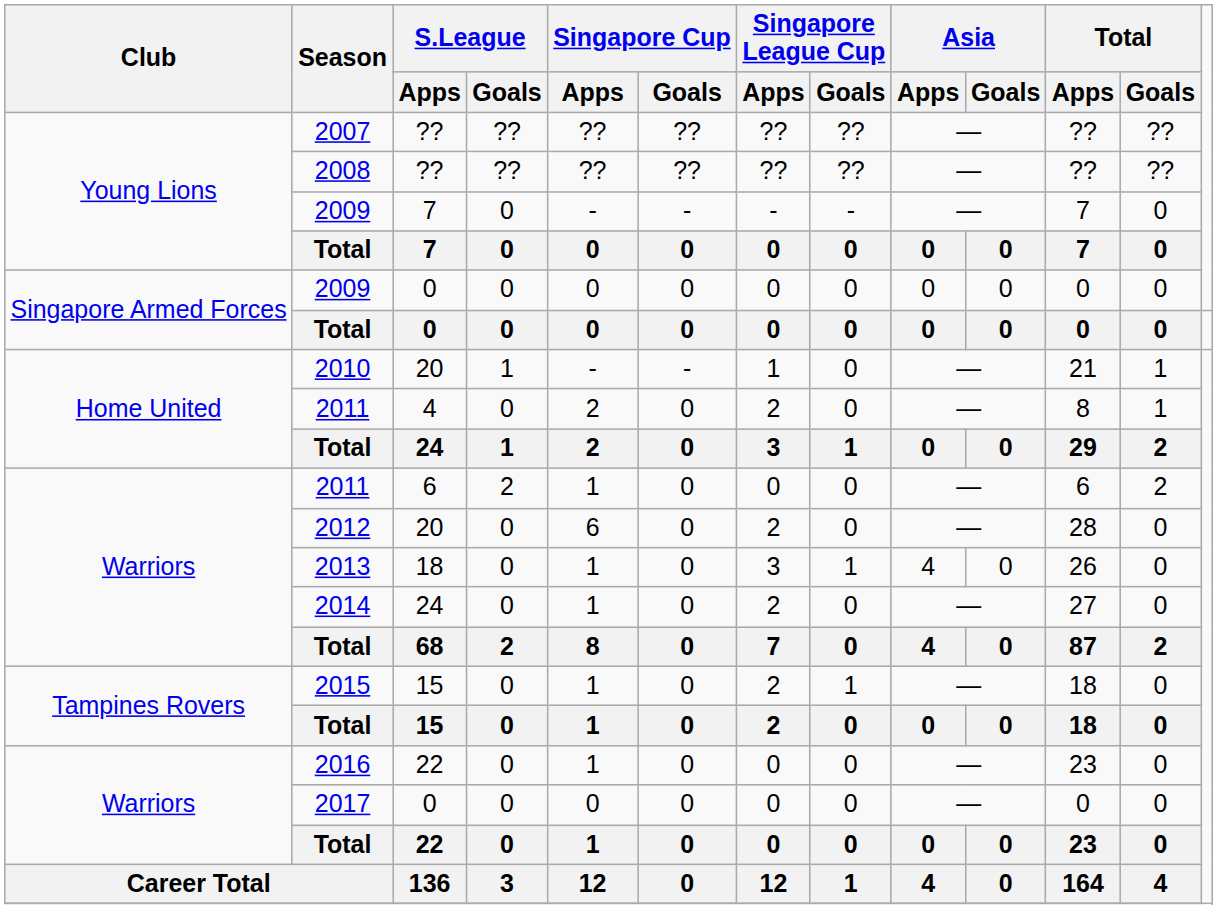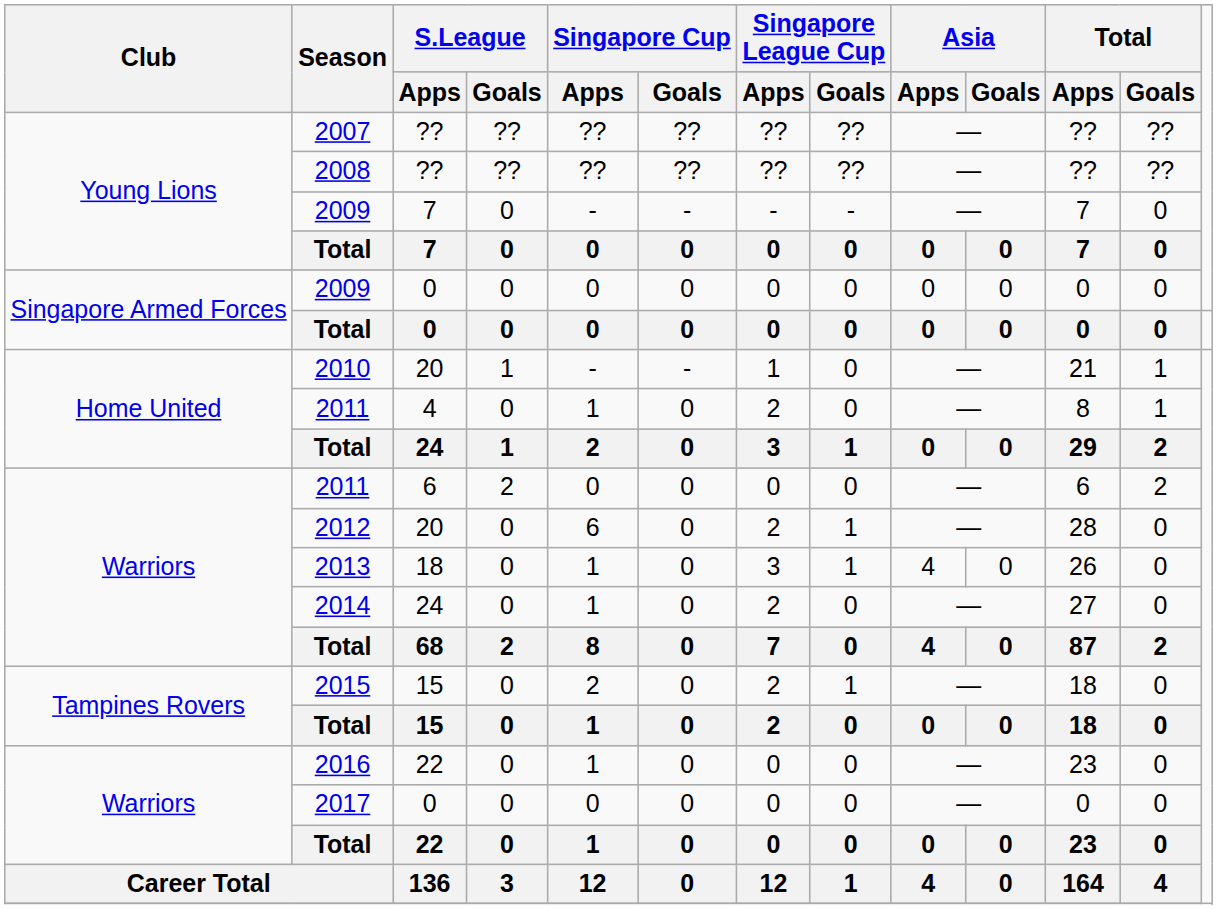(593, 408) 2 -> (593, 408) 1
(593, 487) 1 -> (593, 487) 0
(851, 527) 0 -> (851, 527) 1
(593, 685) 1 -> (593, 685) 2
